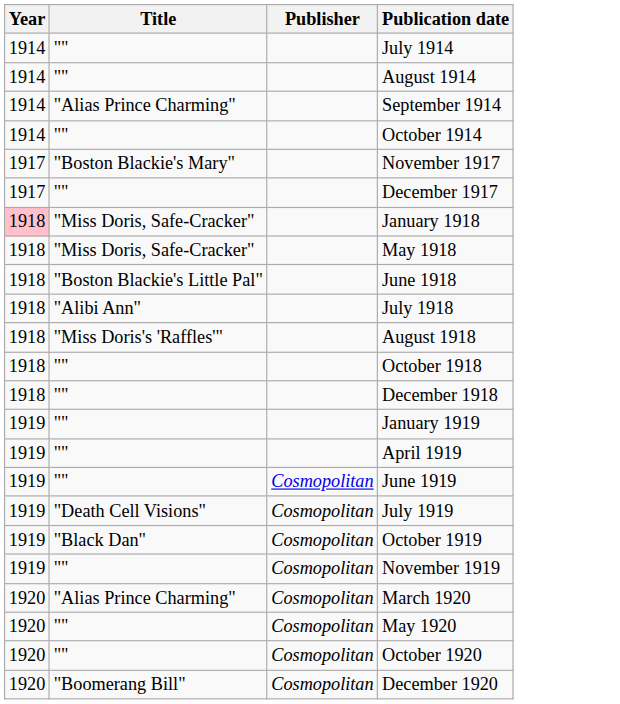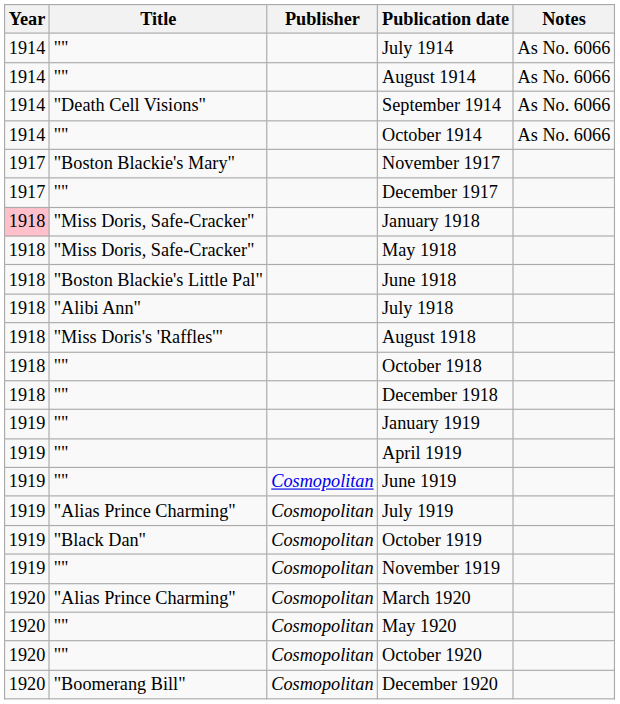+ column: (564, 18)
(145, 105) "Alias Prince Charming" -> (130, 105) "Death Cell Visions"
(130, 510) "Death Cell Visions" -> (145, 510) "Alias Prince Charming"
